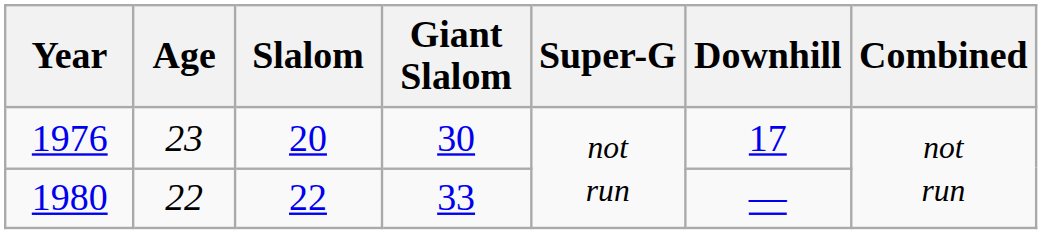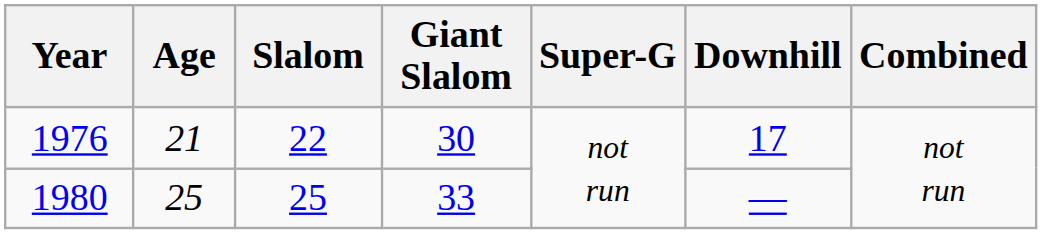(184, 137) 23 -> (184, 137) 21
(308, 137) 20 -> (308, 137) 22
(184, 197) 22 -> (184, 197) 25
(308, 197) 22 -> (308, 197) 25
